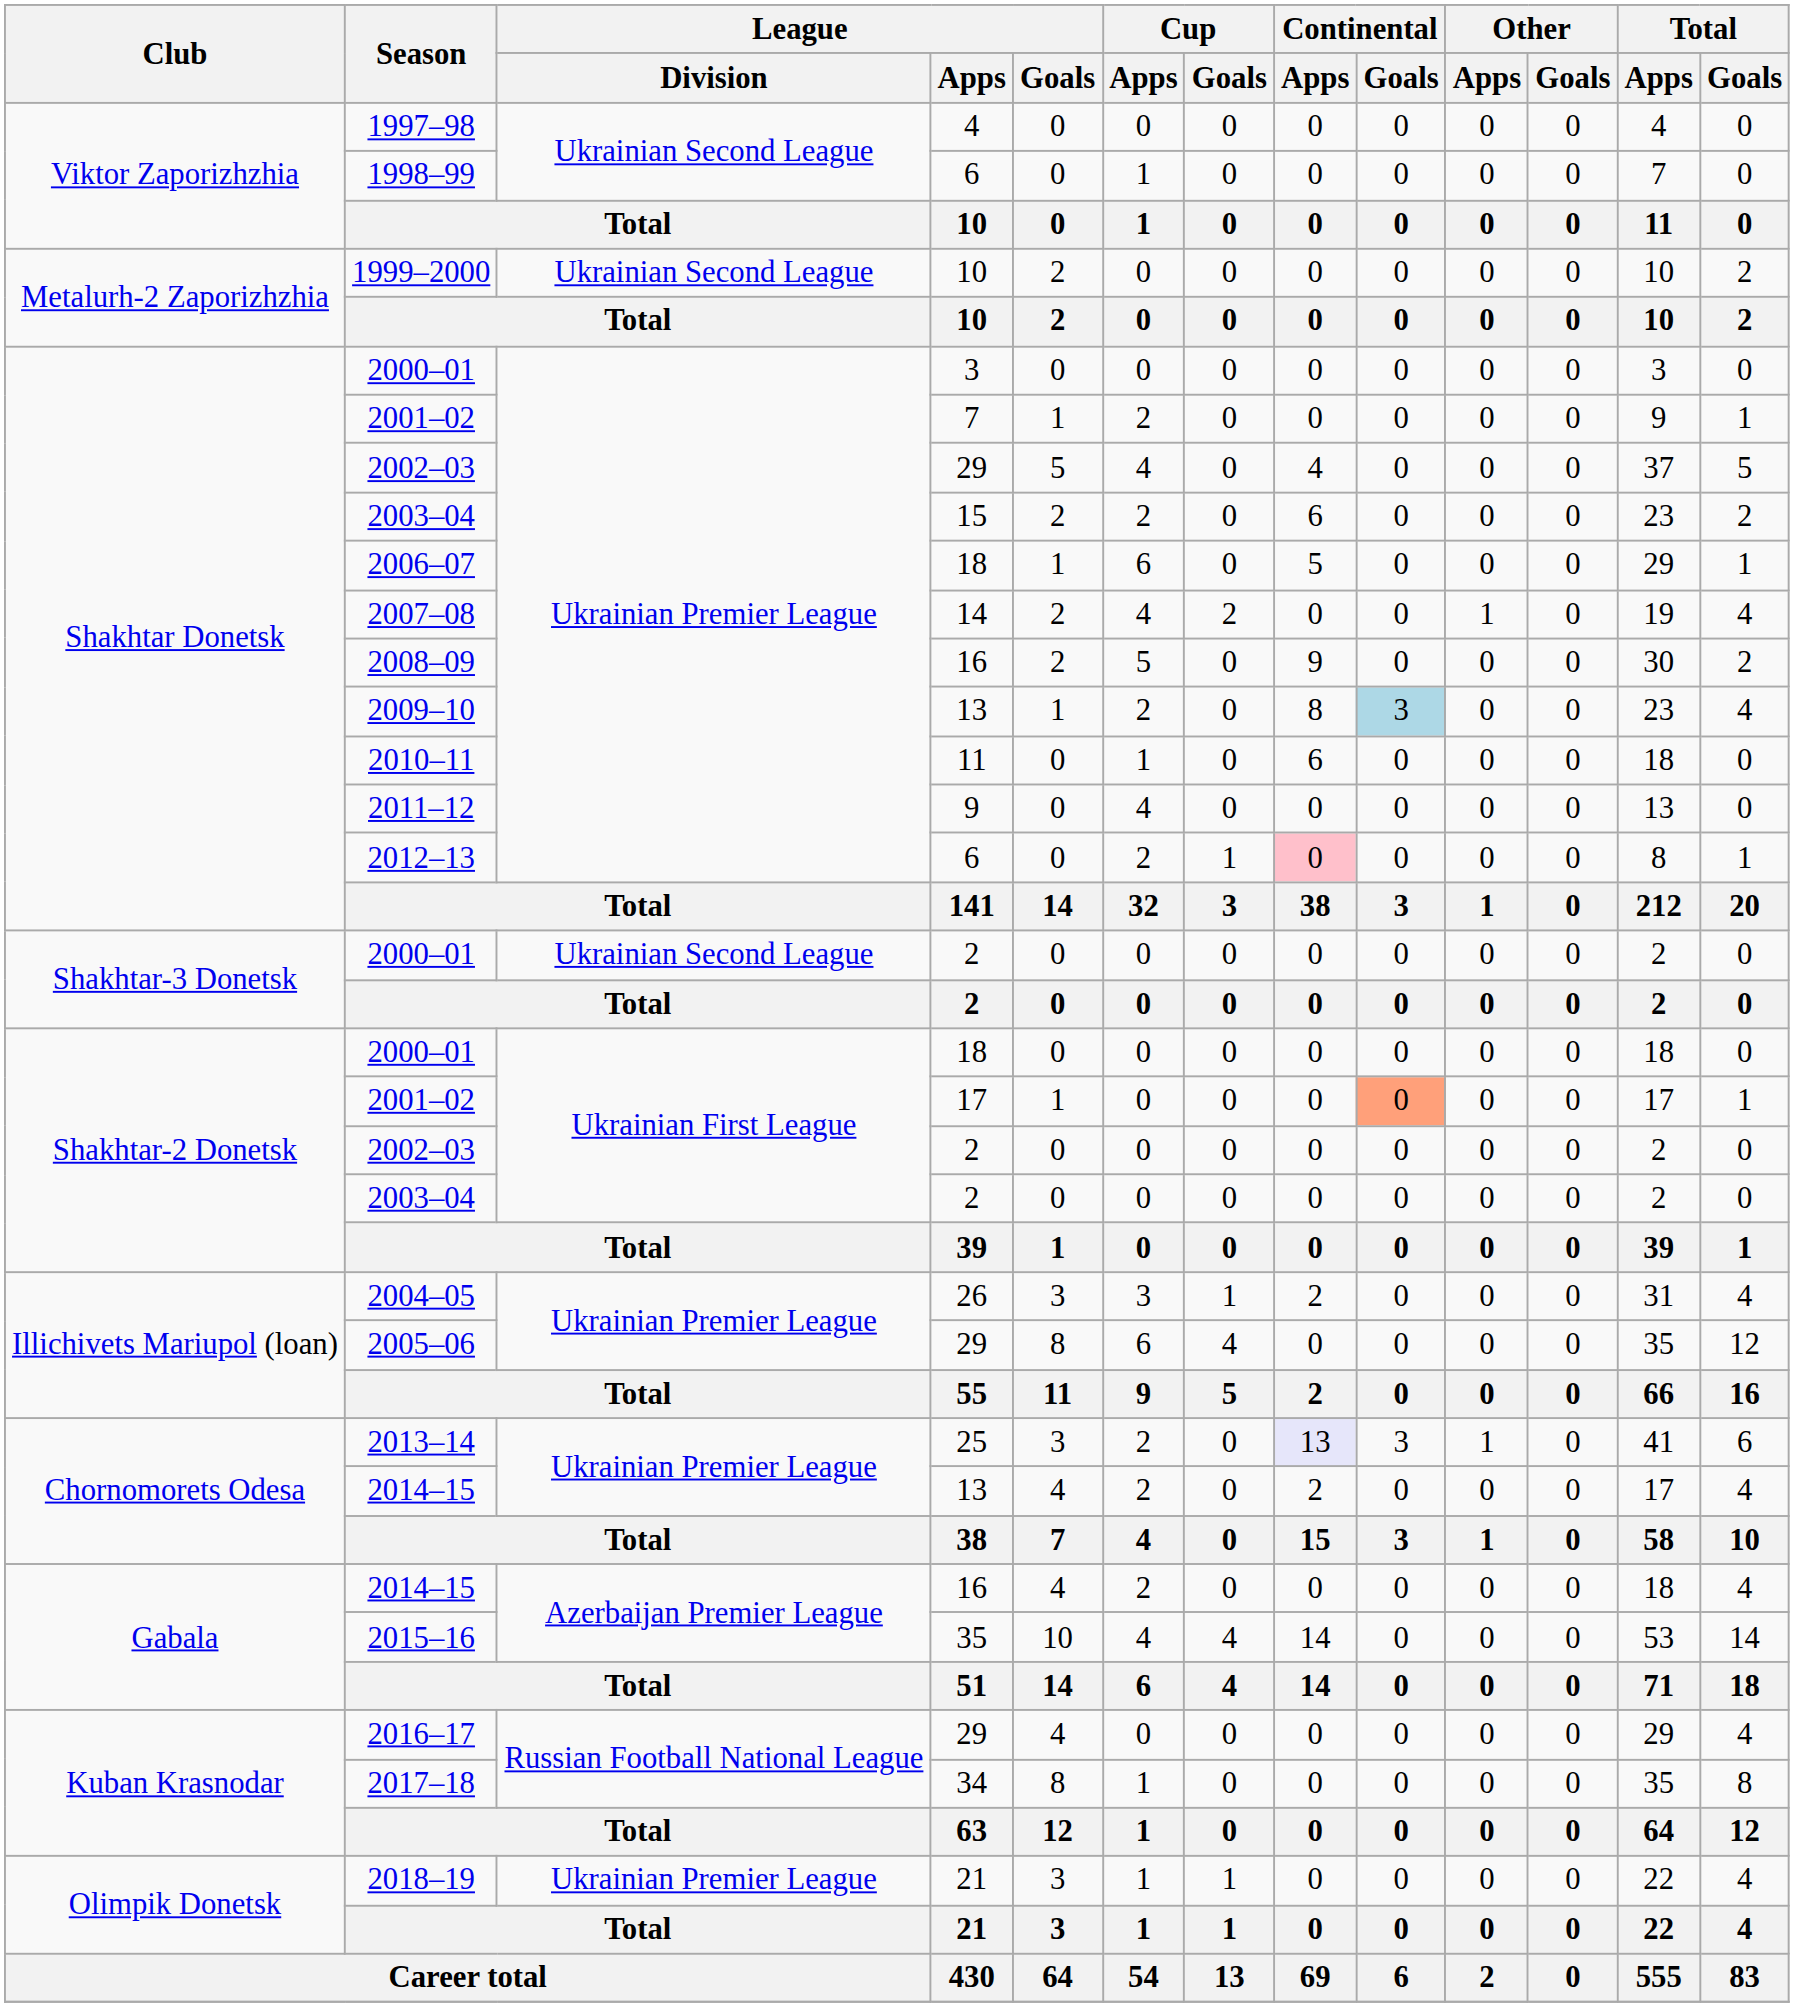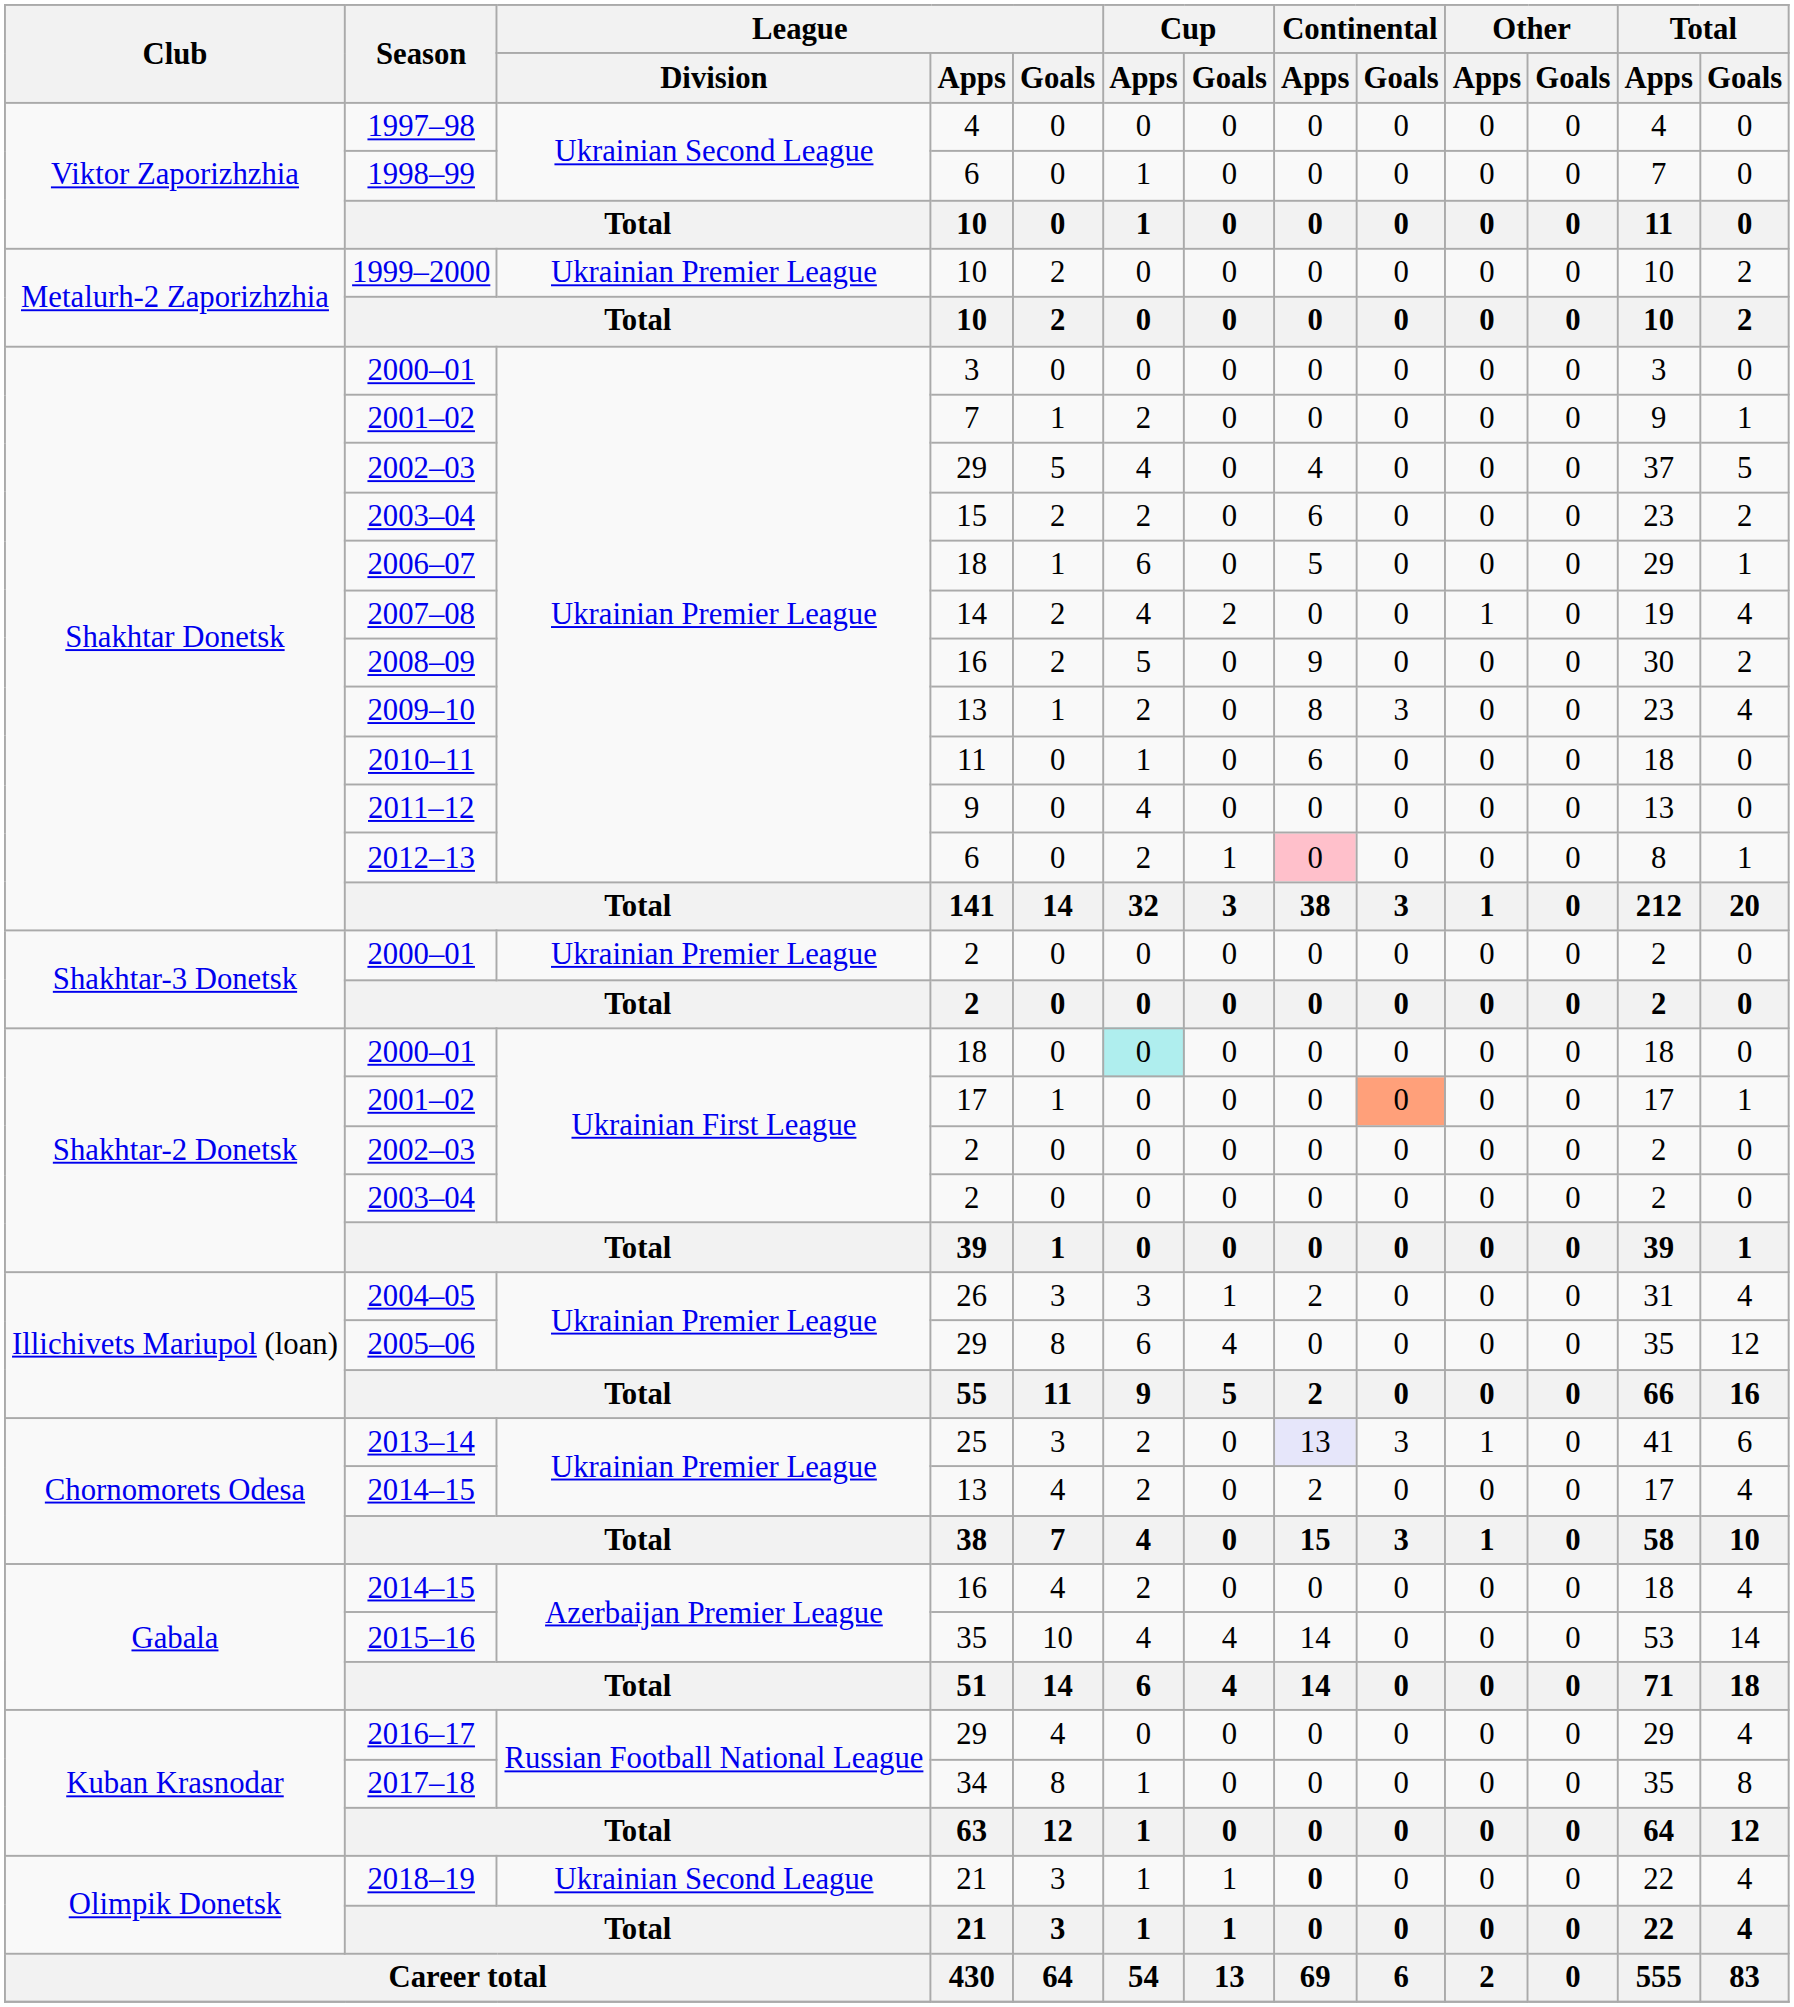(714, 272) Ukrainian Second League -> (714, 272) Ukrainian Premier League
(1401, 710) lightblue background -> (1401, 710) no background
(714, 954) Ukrainian Second League -> (714, 954) Ukrainian Premier League
(1143, 1051) no background -> (1143, 1051) paleturquoise background
(714, 1880) Ukrainian Premier League -> (714, 1880) Ukrainian Second League
(1315, 1880) normal -> (1315, 1880) bold
